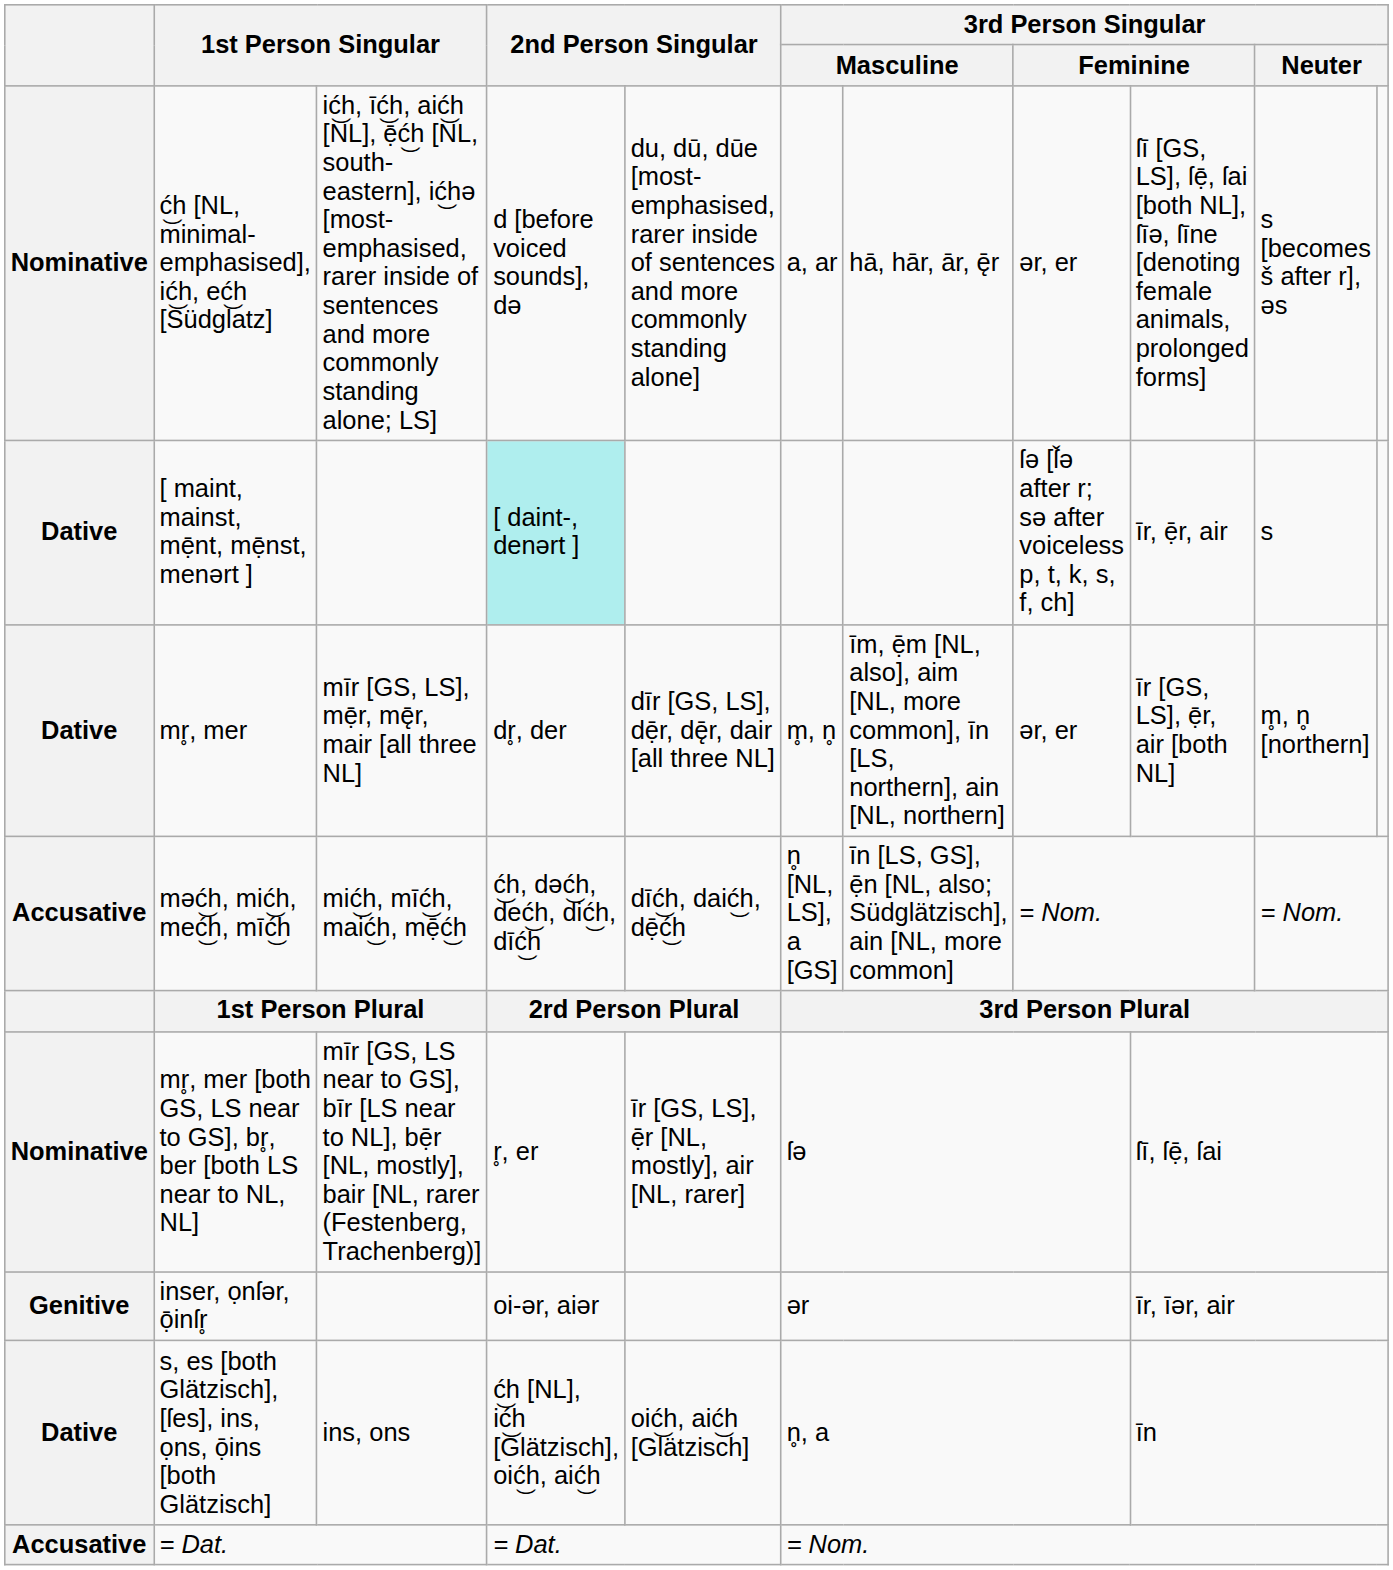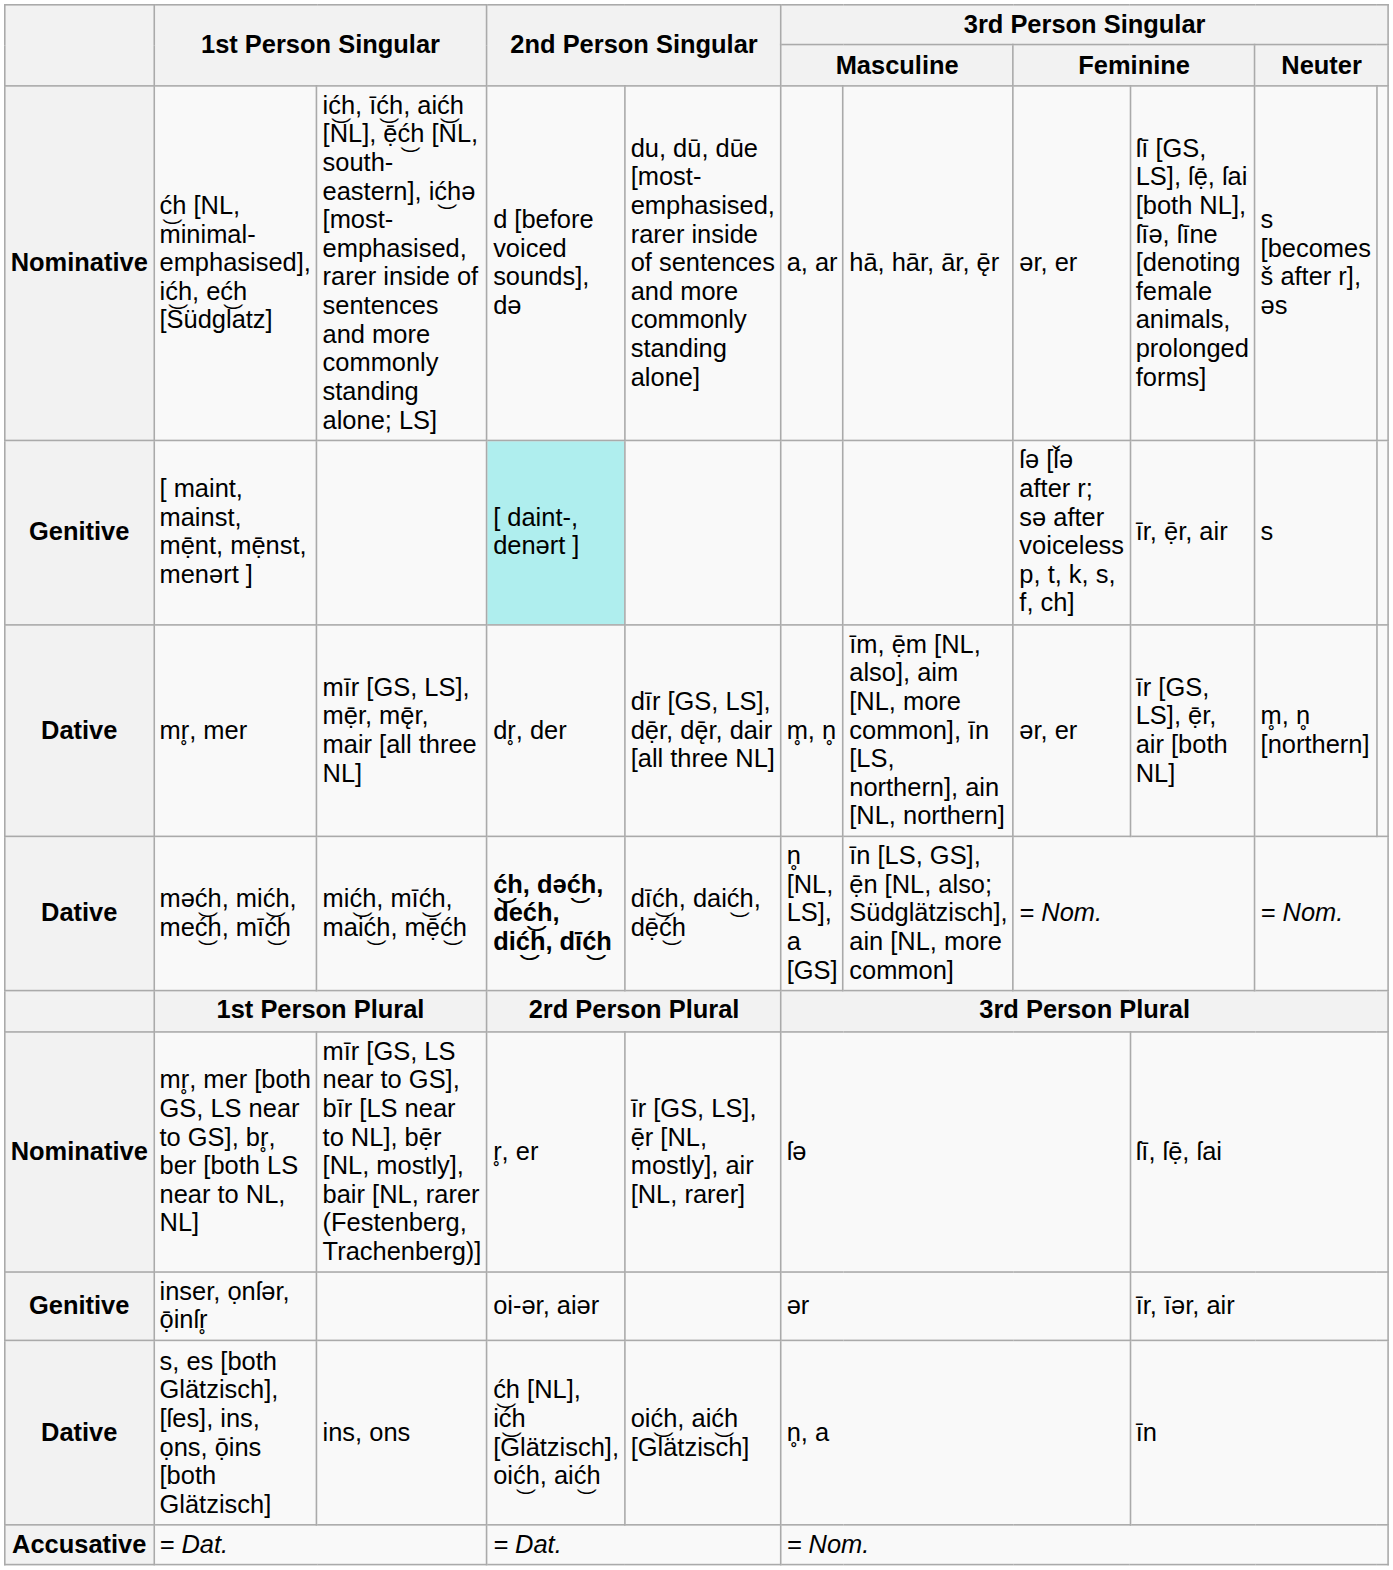(79, 532) Dative -> (79, 532) Genitive
(79, 913) Accusative -> (79, 913) Dative
(555, 913) normal -> (553, 913) bold
